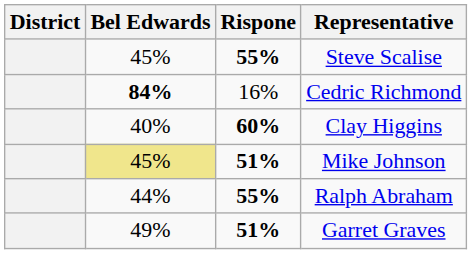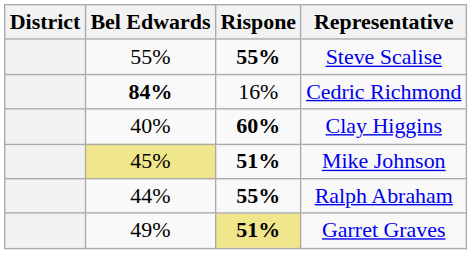(150, 56) 45% -> (150, 56) 55%
(258, 230) no background -> (258, 230) khaki background
